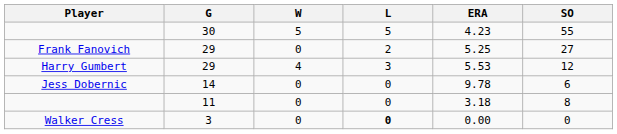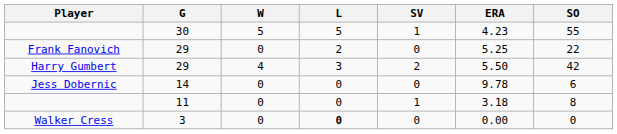+ column: (417, 13)
(567, 49) 27 -> (573, 49) 22
(478, 67) 5.53 -> (495, 67) 5.50
(567, 67) 12 -> (573, 67) 42
